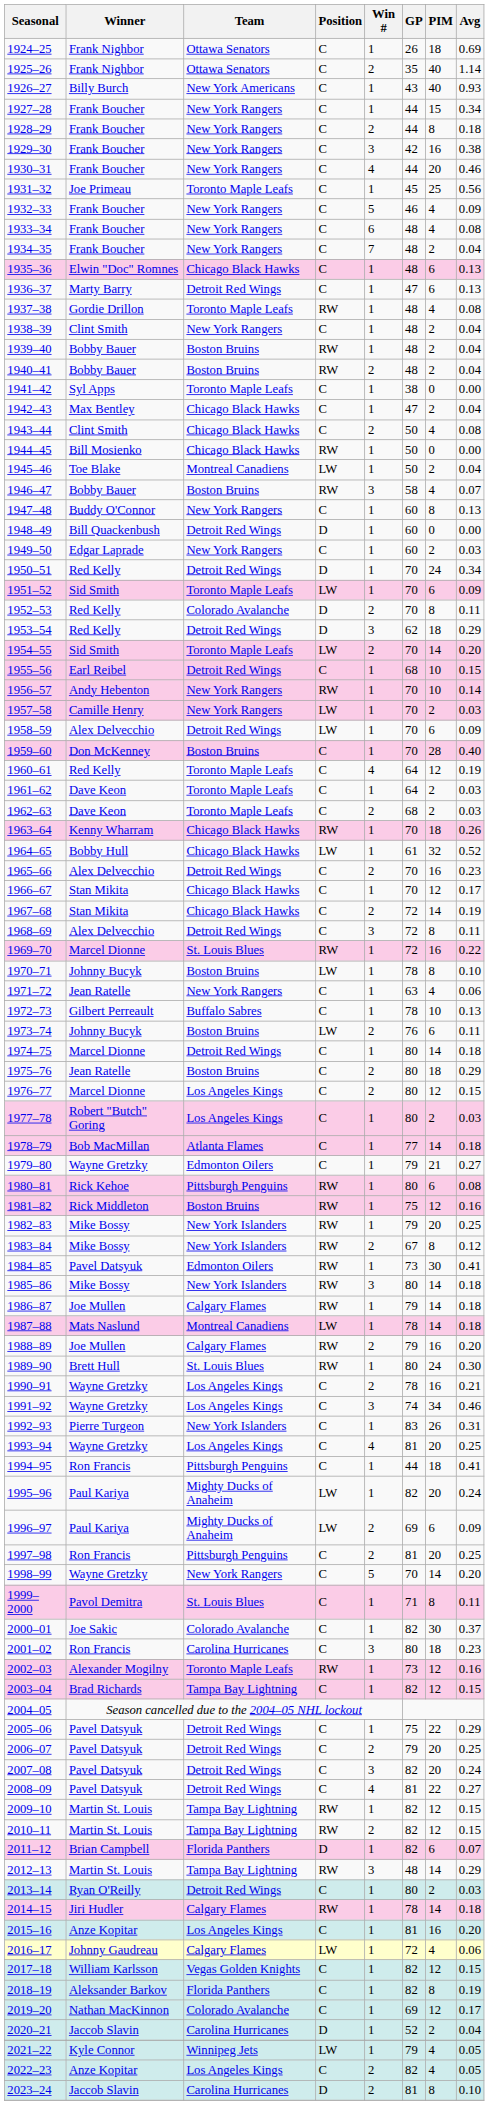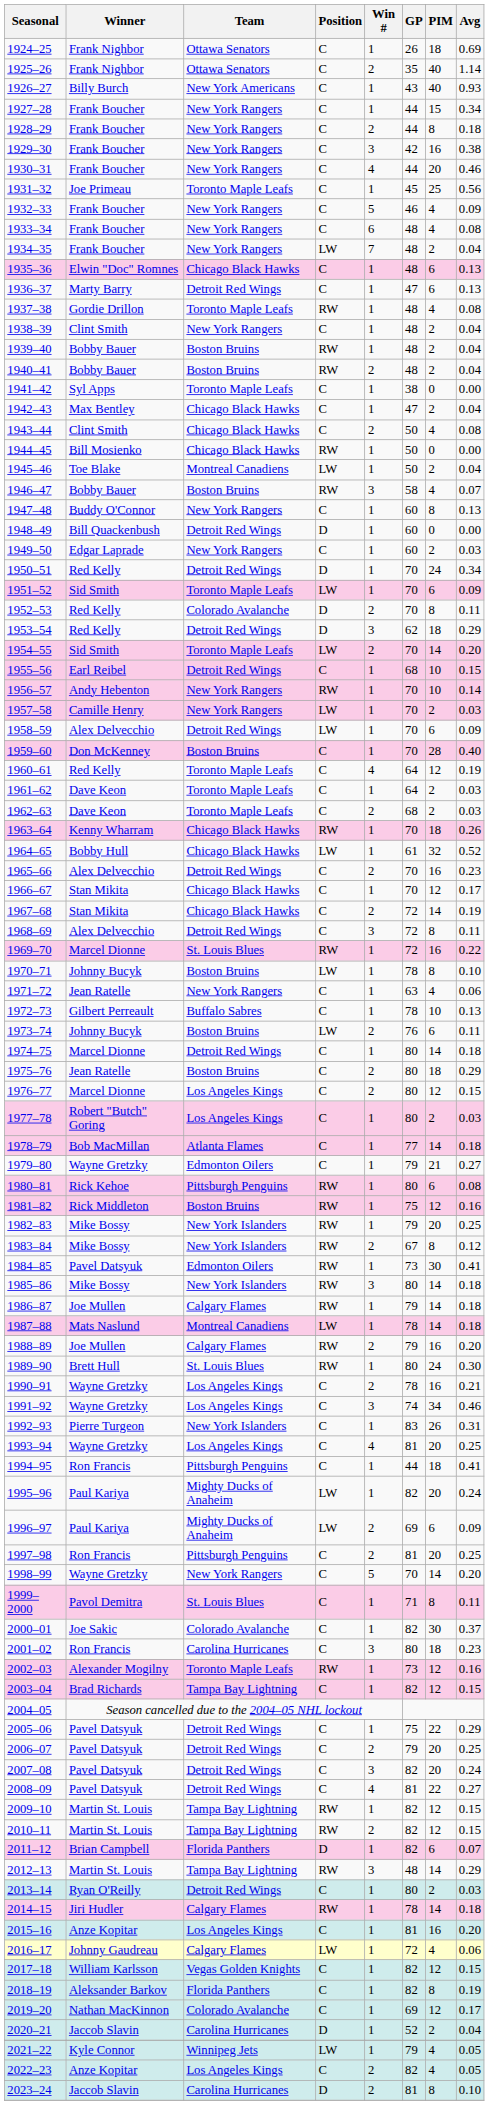(323, 249) C -> (328, 249) LW
